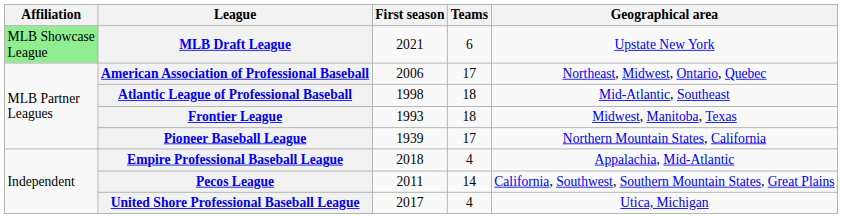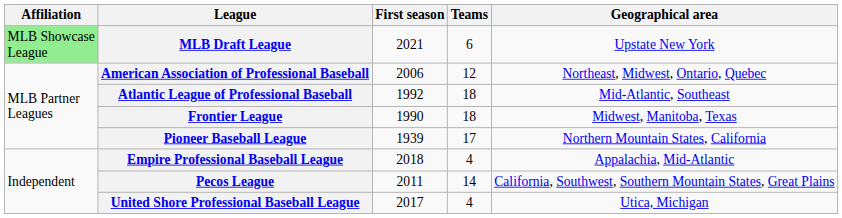(469, 73) 17 -> (469, 73) 12
(410, 95) 1998 -> (410, 95) 1992
(410, 116) 1993 -> (410, 116) 1990
